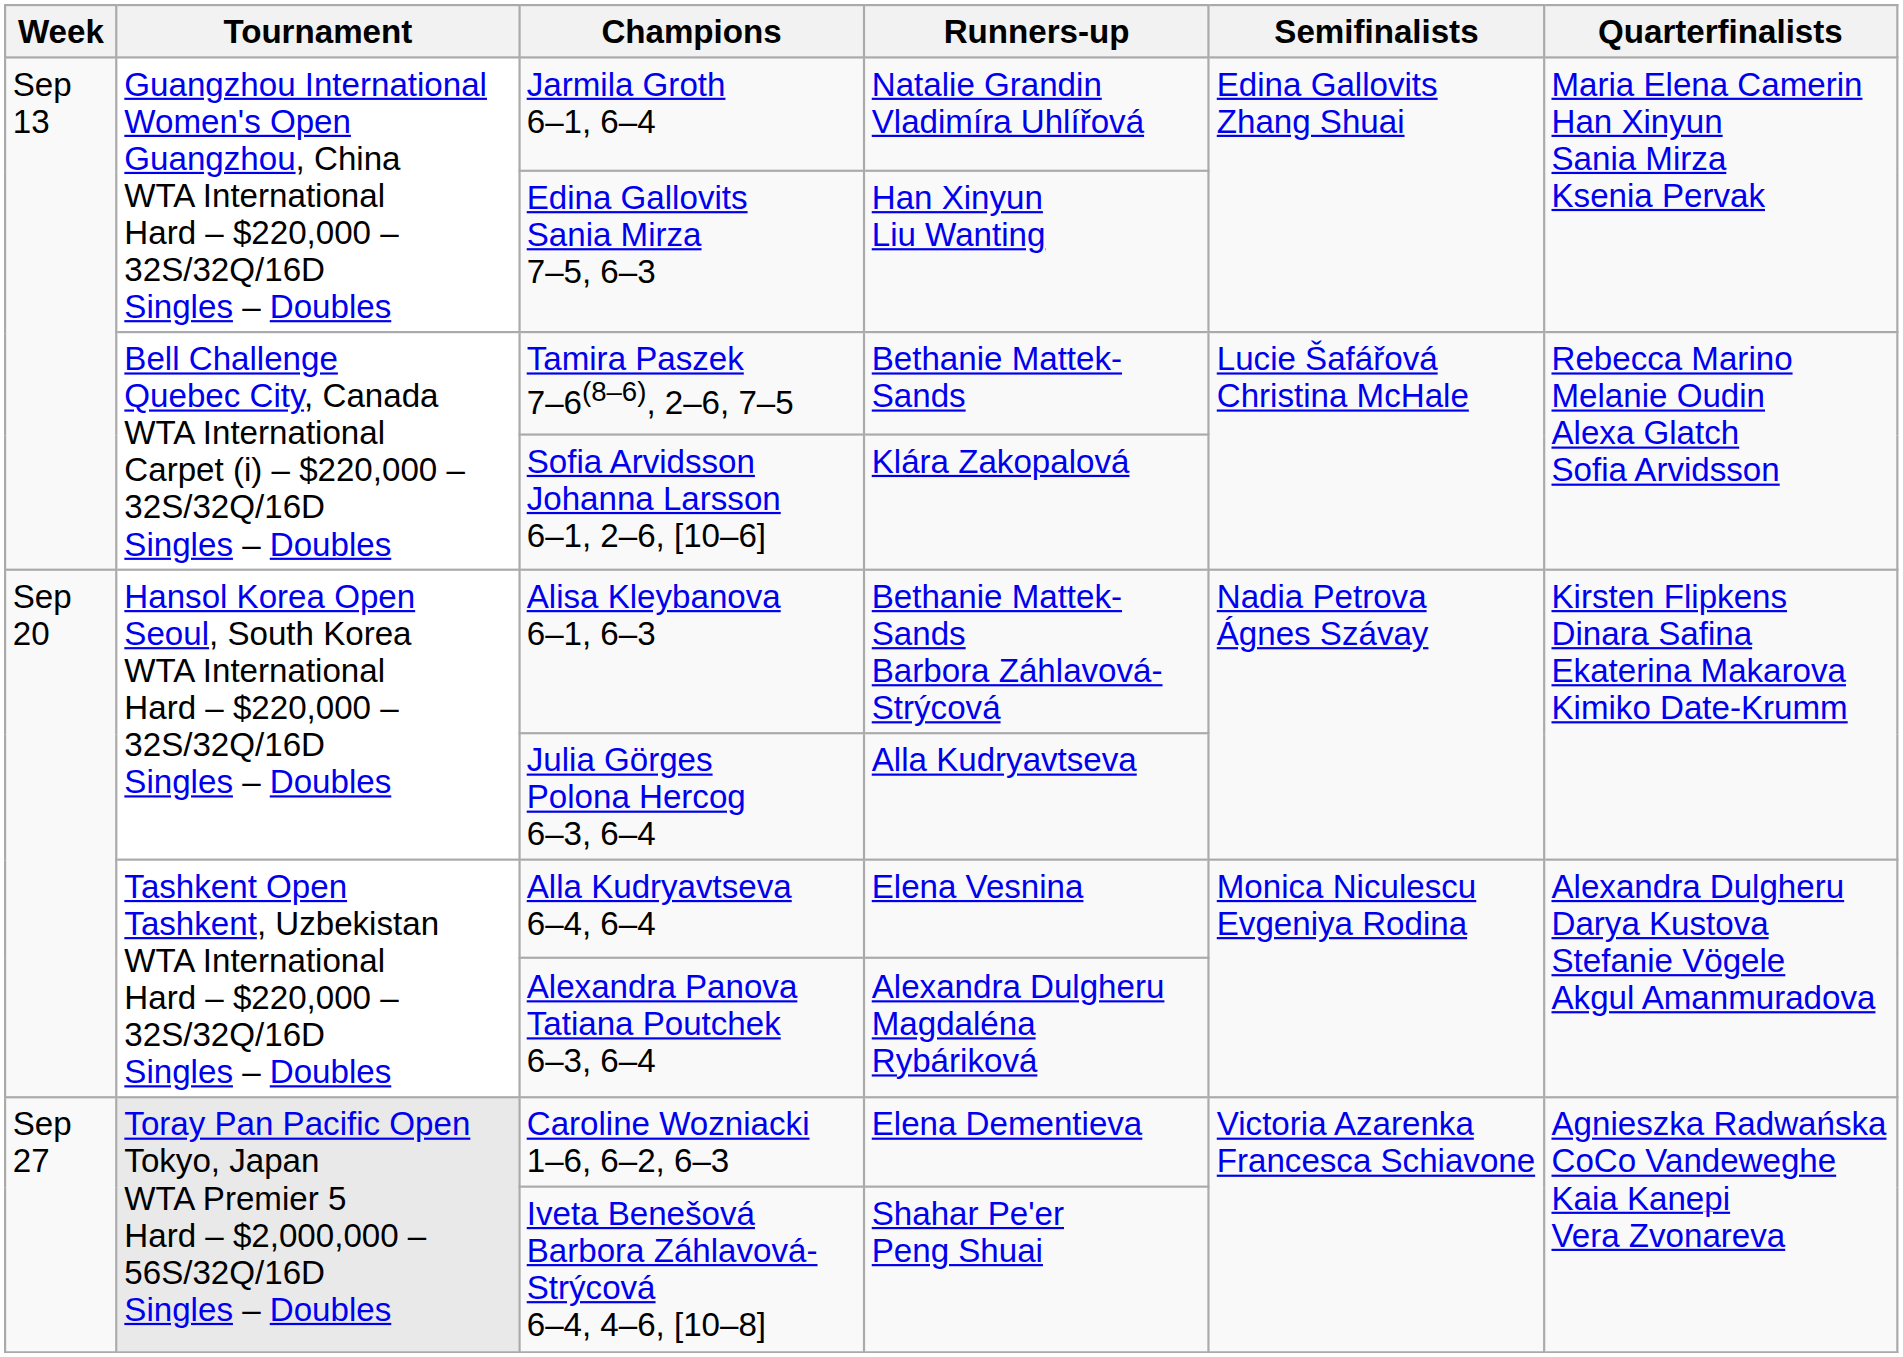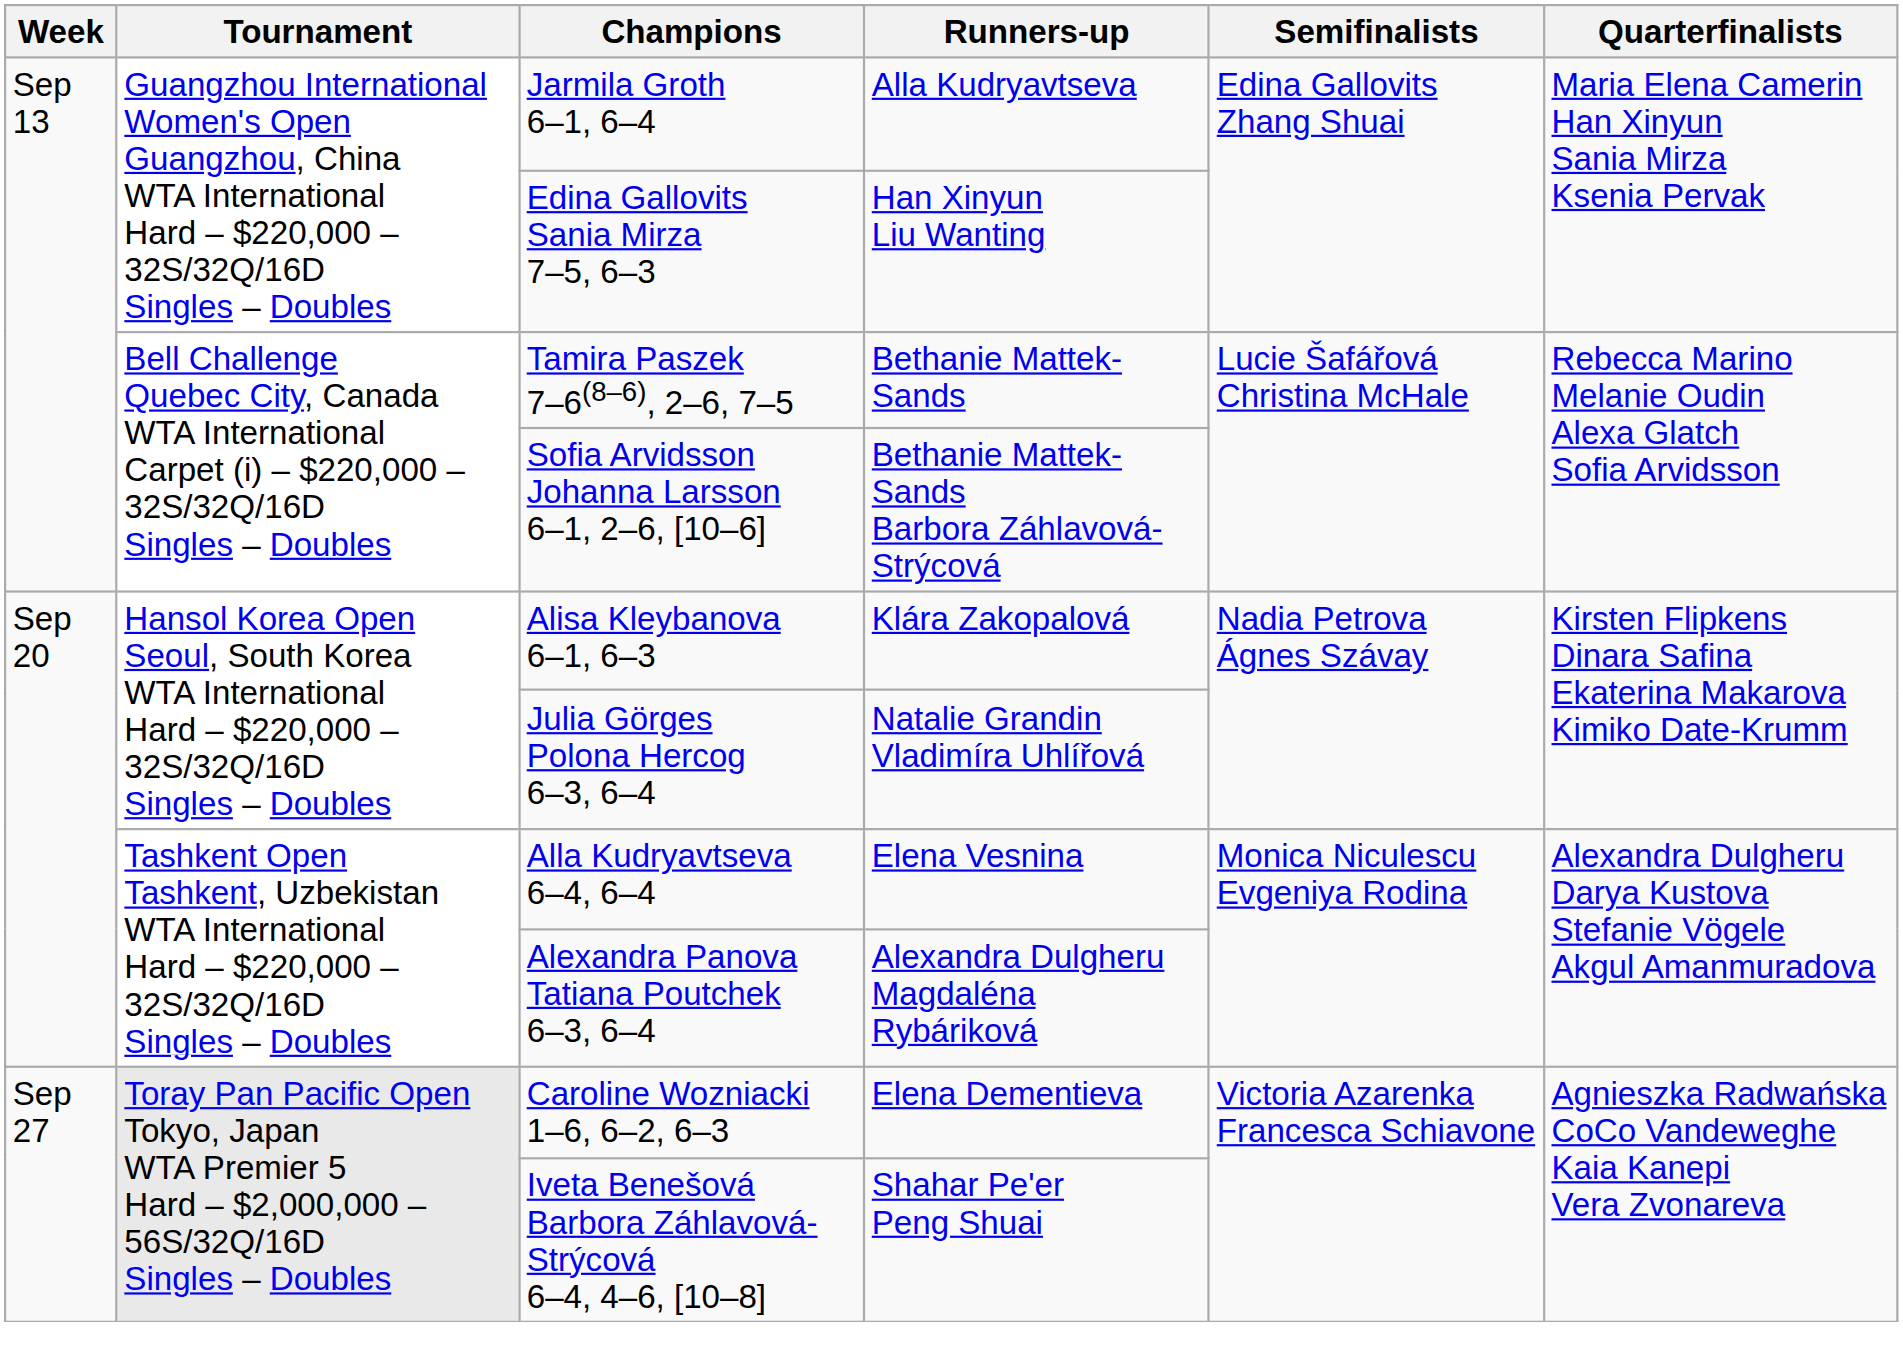(1008, 102) Natalie Grandin Vladimíra Uhlířová -> (1004, 84) Alla Kudryavtseva
(1001, 461) Klára Zakopalová -> (1017, 511) Bethanie Mattek-Sands Barbora Záhlavová-Strýcová
(1017, 652) Bethanie Mattek-Sands Barbora Záhlavová-Strýcová -> (1001, 619) Klára Zakopalová
(1004, 760) Alla Kudryavtseva -> (1008, 736) Natalie Grandin Vladimíra Uhlířová
